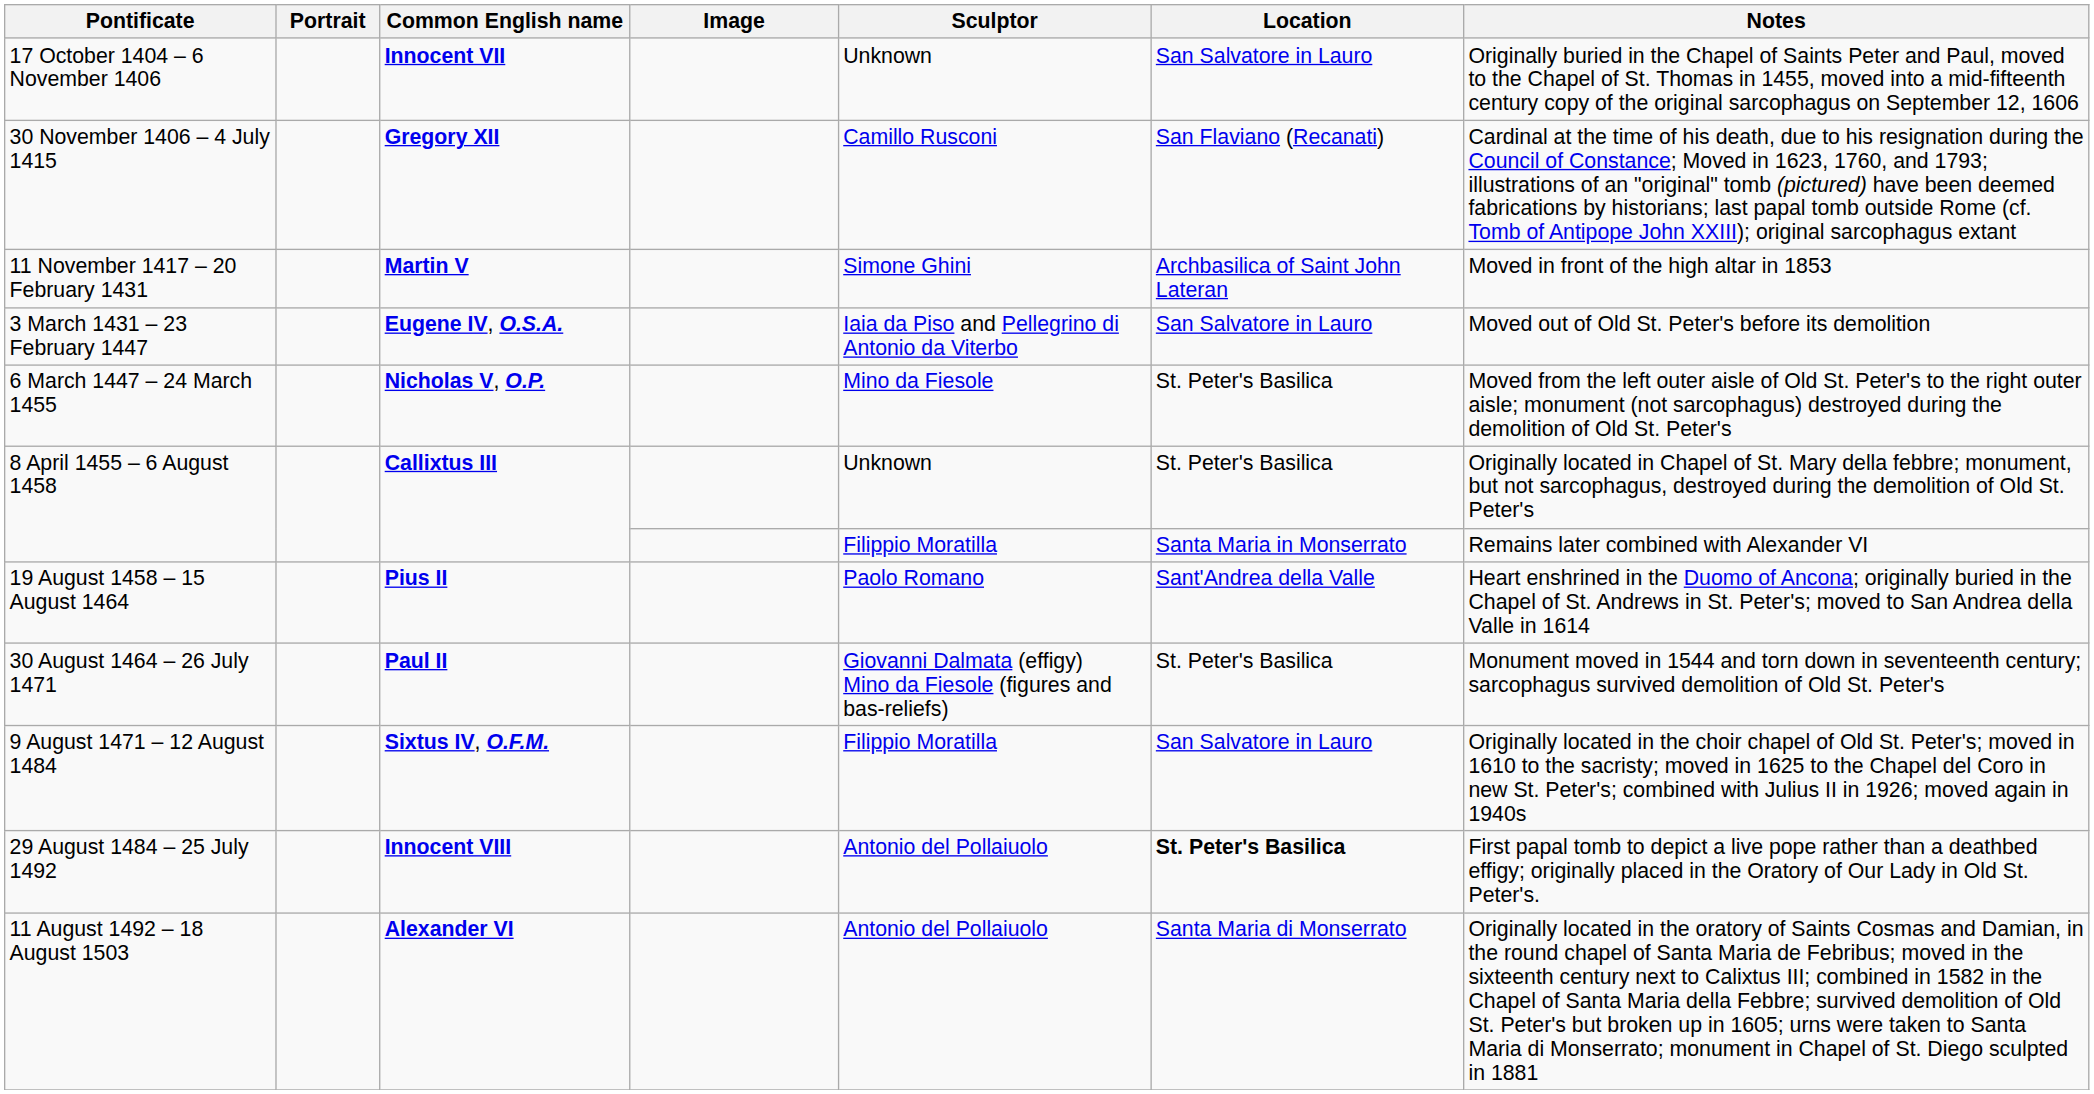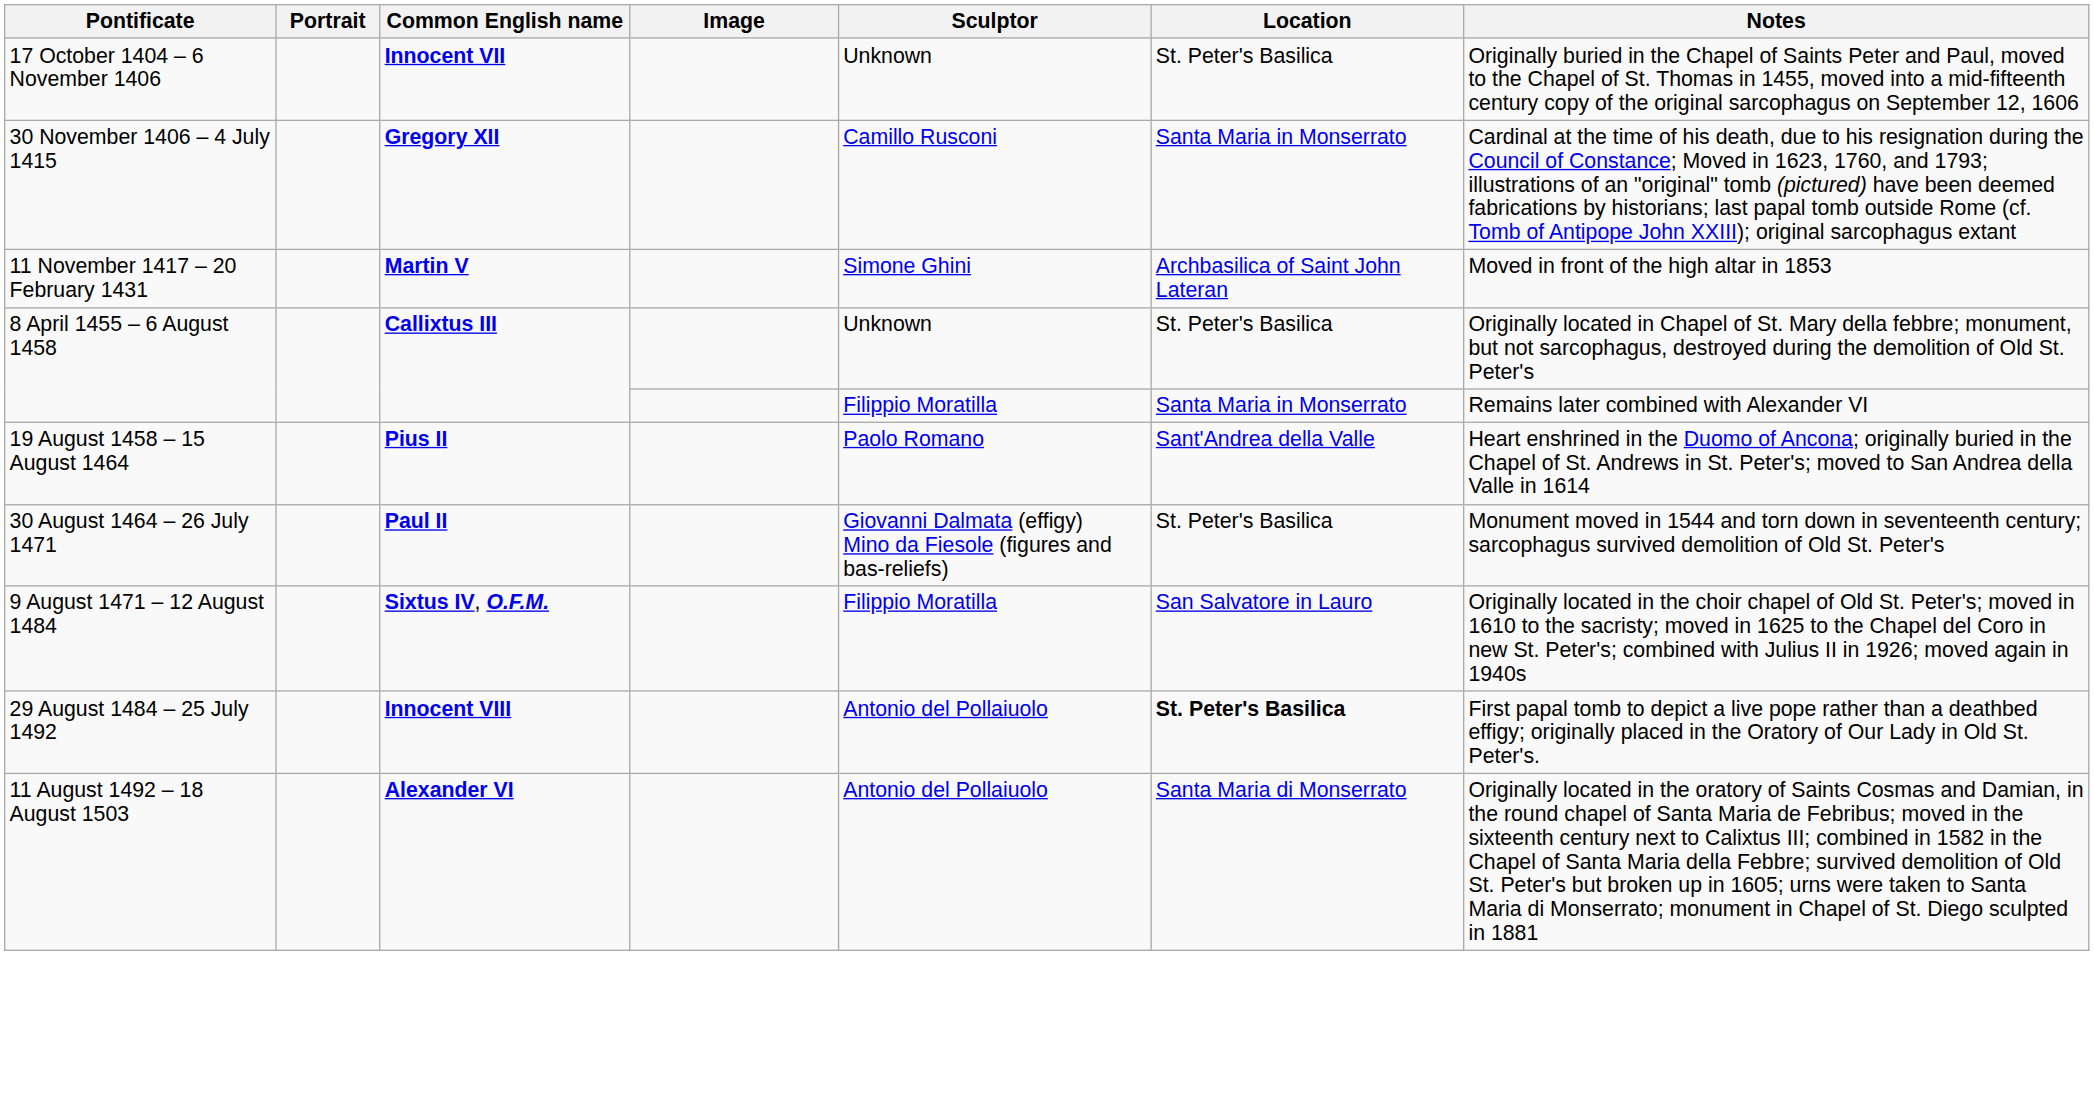(1264, 55) San Salvatore in Lauro -> (1244, 55) St. Peter's Basilica
(1270, 136) San Flaviano (Recanati) -> (1281, 136) Santa Maria in Monserrato
- row: (98, 335)
- row: (131, 393)
